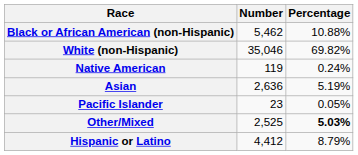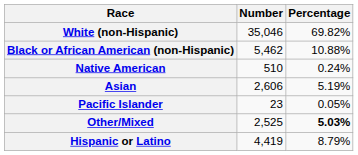rows swapped: (121, 50) <-> (121, 31)
(274, 68) 119 -> (273, 68) 510
(268, 86) 2,636 -> (268, 86) 2,606
(268, 141) 4,412 -> (268, 141) 4,419
